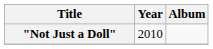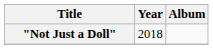(150, 34) 2010 -> (150, 34) 2018
